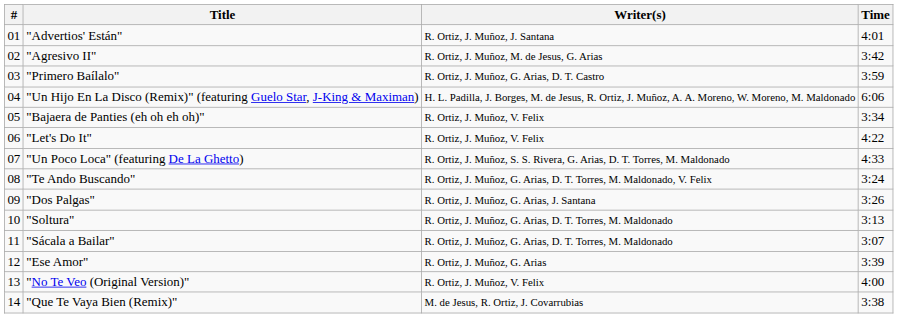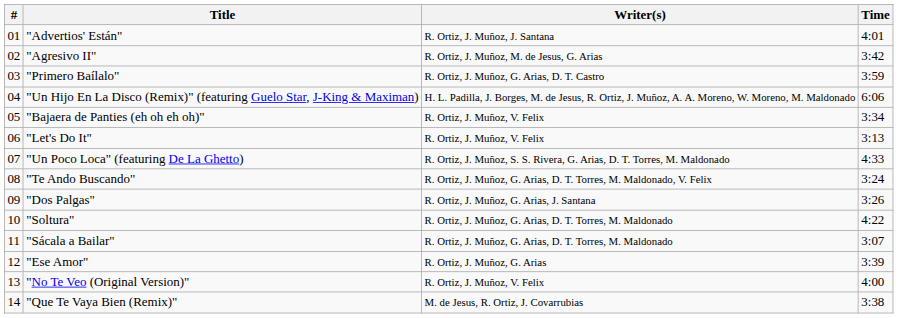(873, 138) 4:22 -> (873, 138) 3:13
(873, 220) 3:13 -> (873, 220) 4:22
